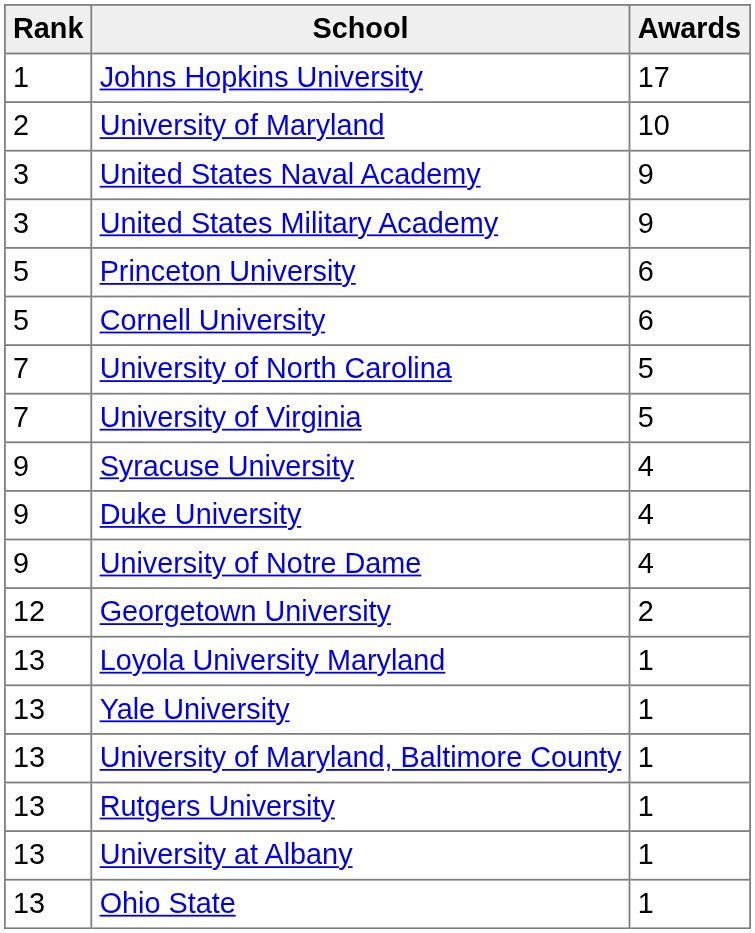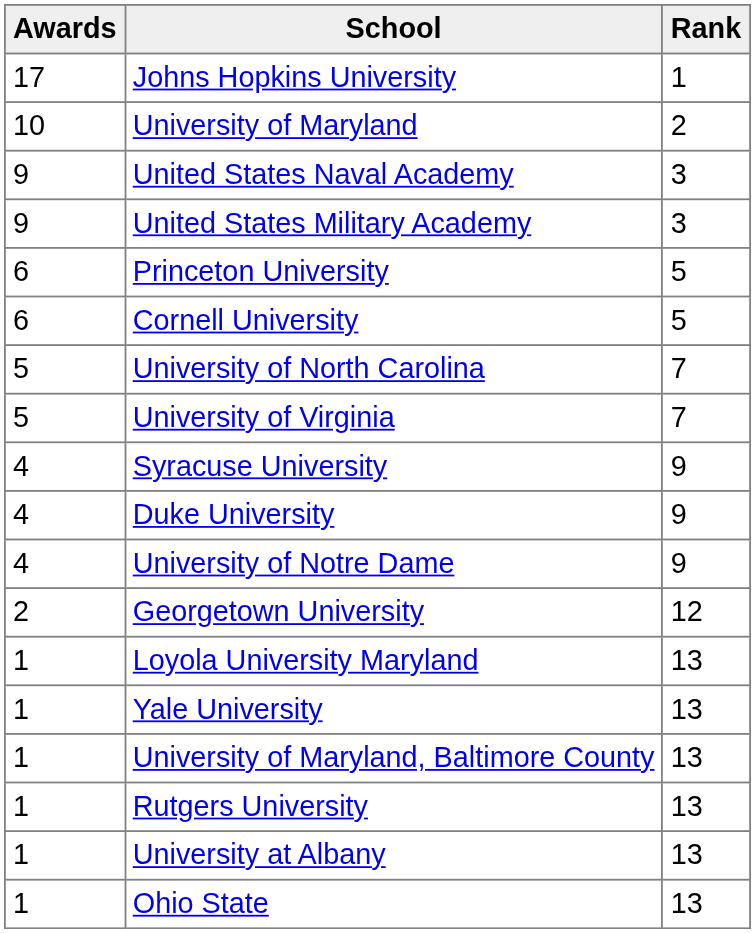columns swapped: (48, 28) <-> (689, 28)
